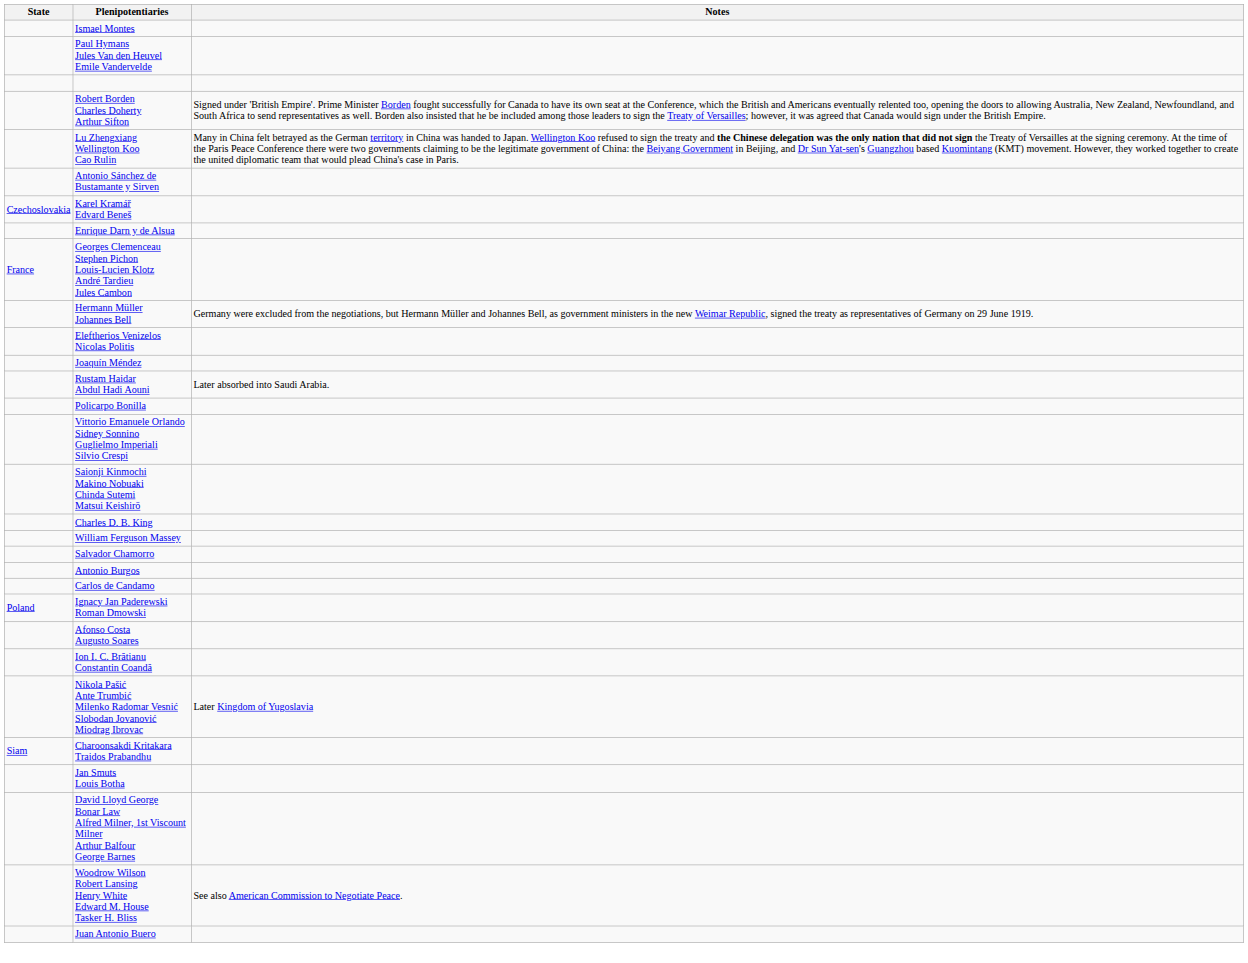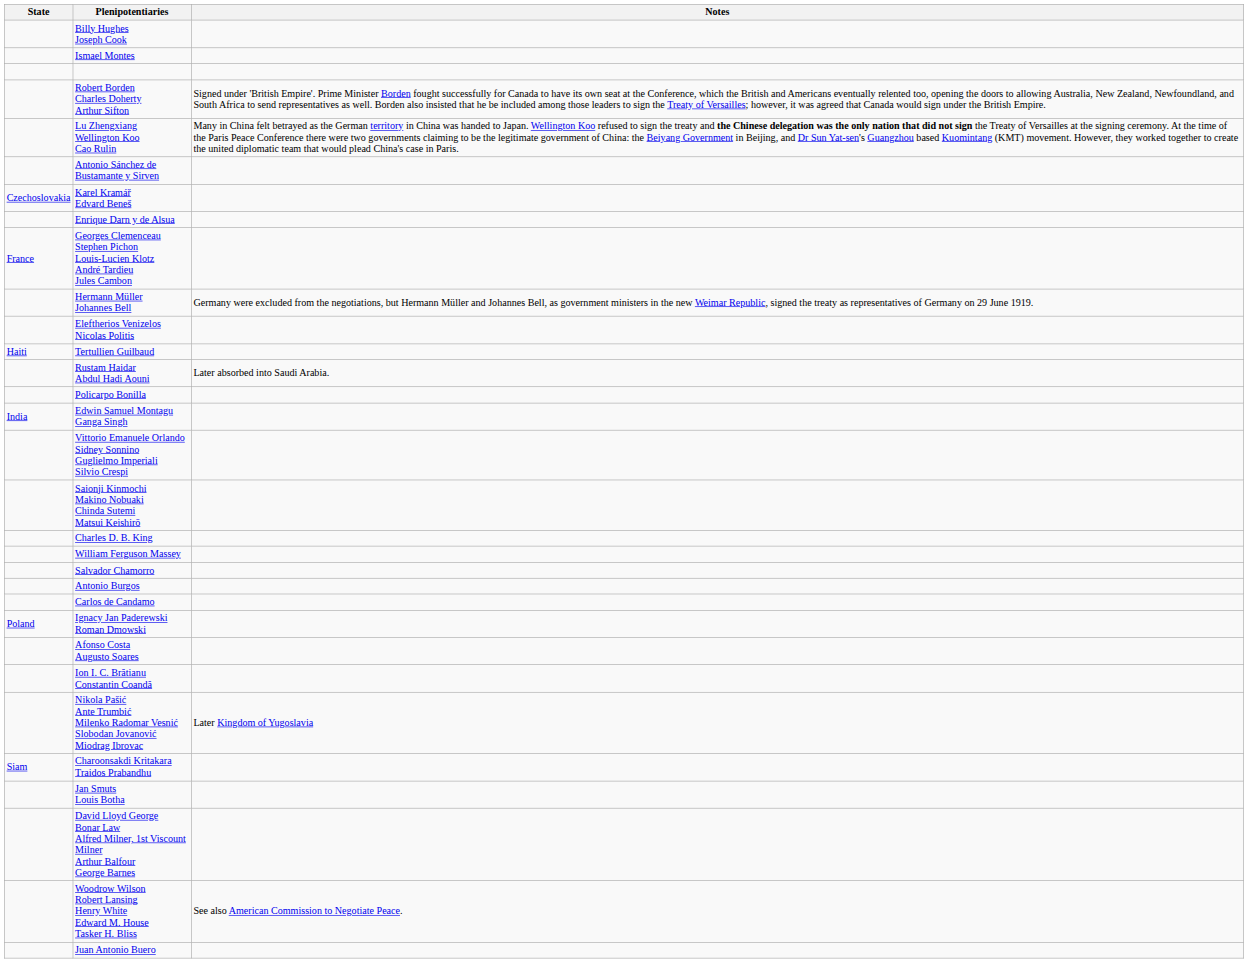+ row: (102, 34)
- row: (119, 55)
- row: (108, 363)
+ row: (115, 351)
+ row: (124, 416)
